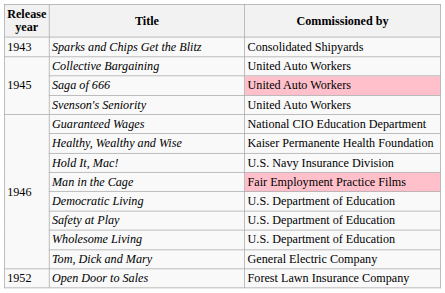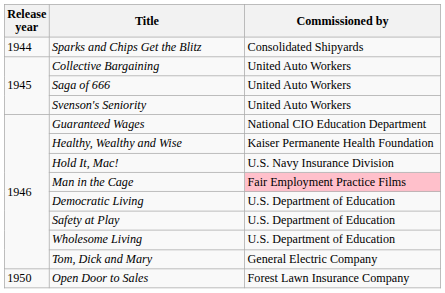(19, 47) 1943 -> (19, 47) 1944
(299, 85) pink background -> (299, 85) no background
(19, 278) 1952 -> (19, 278) 1950
